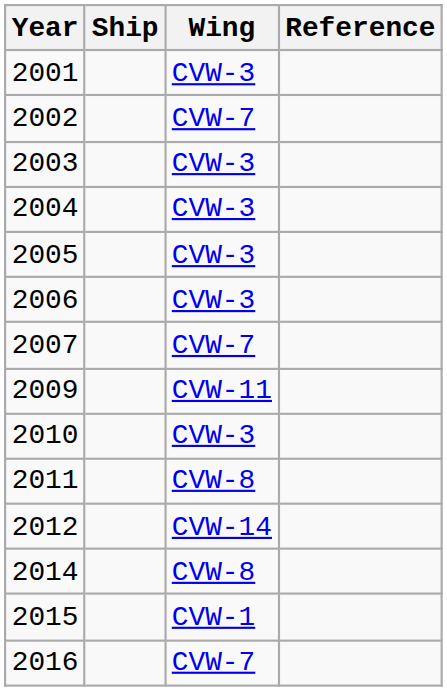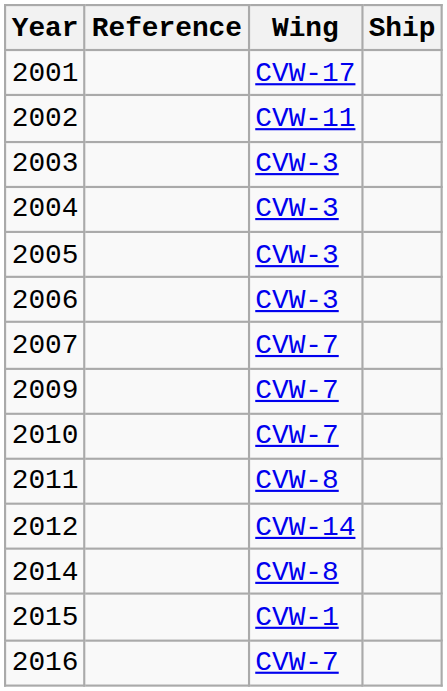columns swapped: (125, 28) <-> (360, 28)
(214, 73) CVW-3 -> (305, 73) CVW-17
(214, 118) CVW-7 -> (305, 118) CVW-11
(222, 390) CVW-11 -> (297, 390) CVW-7
(214, 436) CVW-3 -> (297, 436) CVW-7
